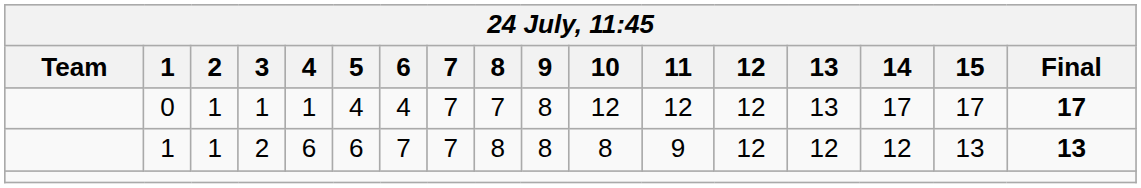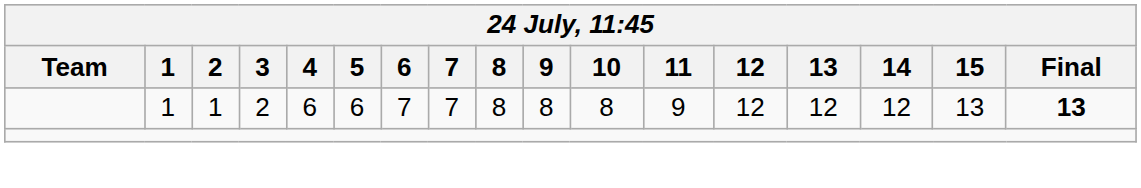- row: (168, 107)
